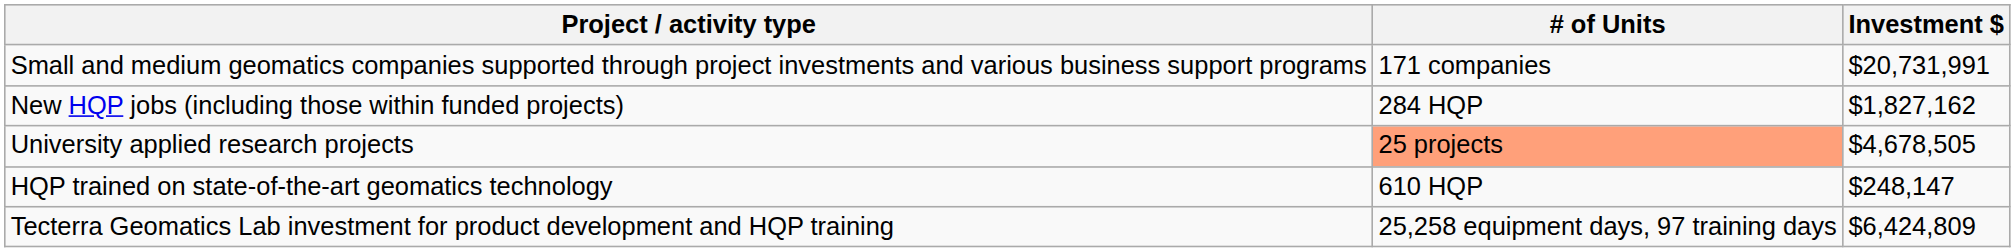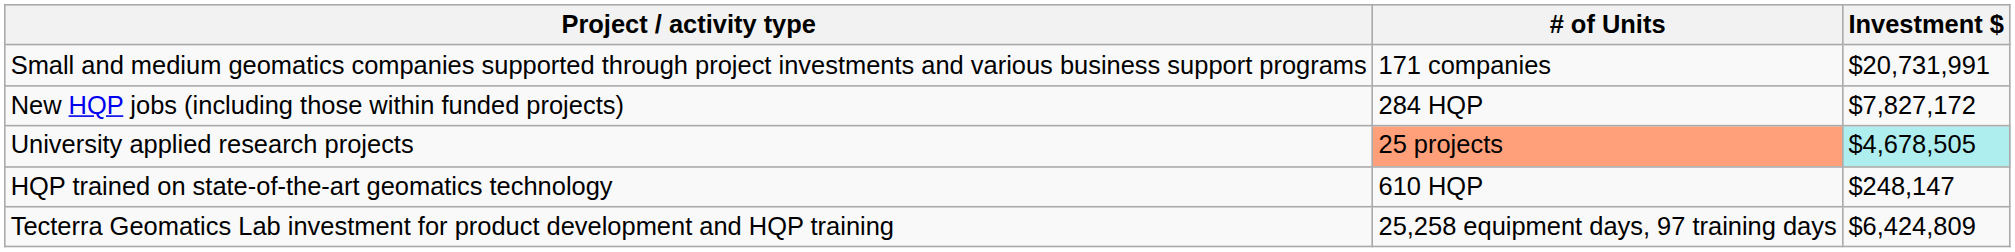(1912, 105) $1,827,162 -> (1912, 105) $7,827,172
(1912, 145) no background -> (1912, 145) paleturquoise background
